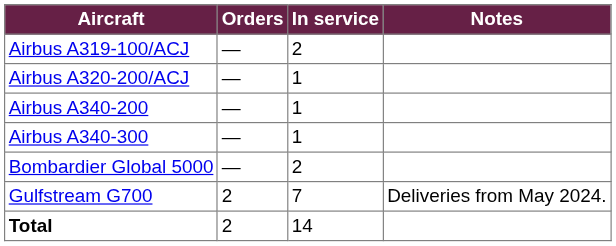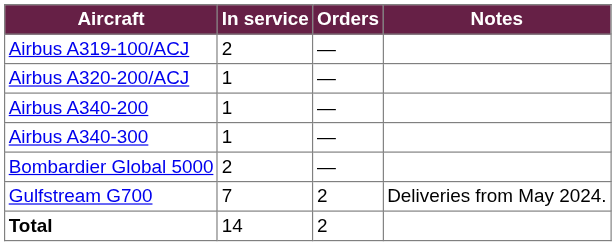columns swapped: (335, 19) <-> (253, 19)
